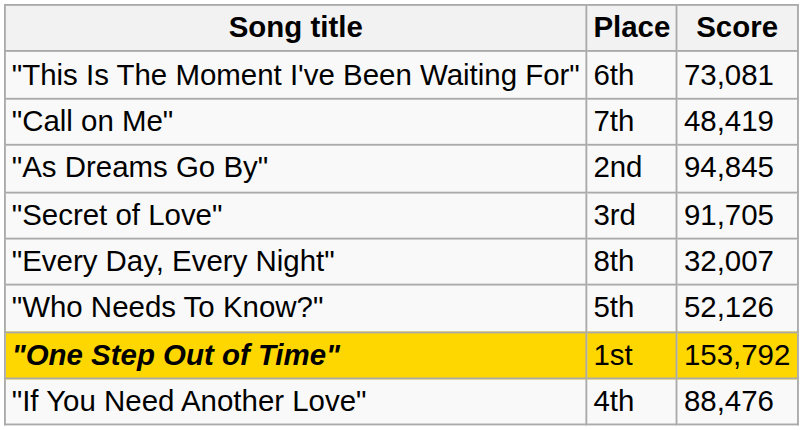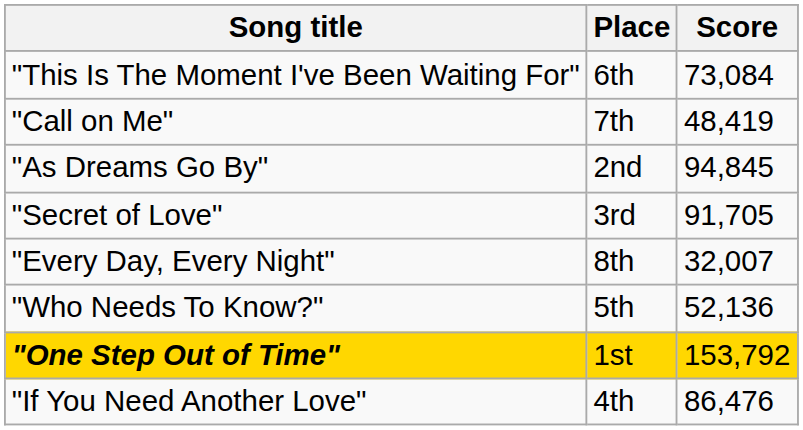(729, 74) 73,081 -> (729, 74) 73,084
(729, 307) 52,126 -> (729, 307) 52,136
(729, 401) 88,476 -> (729, 401) 86,476
